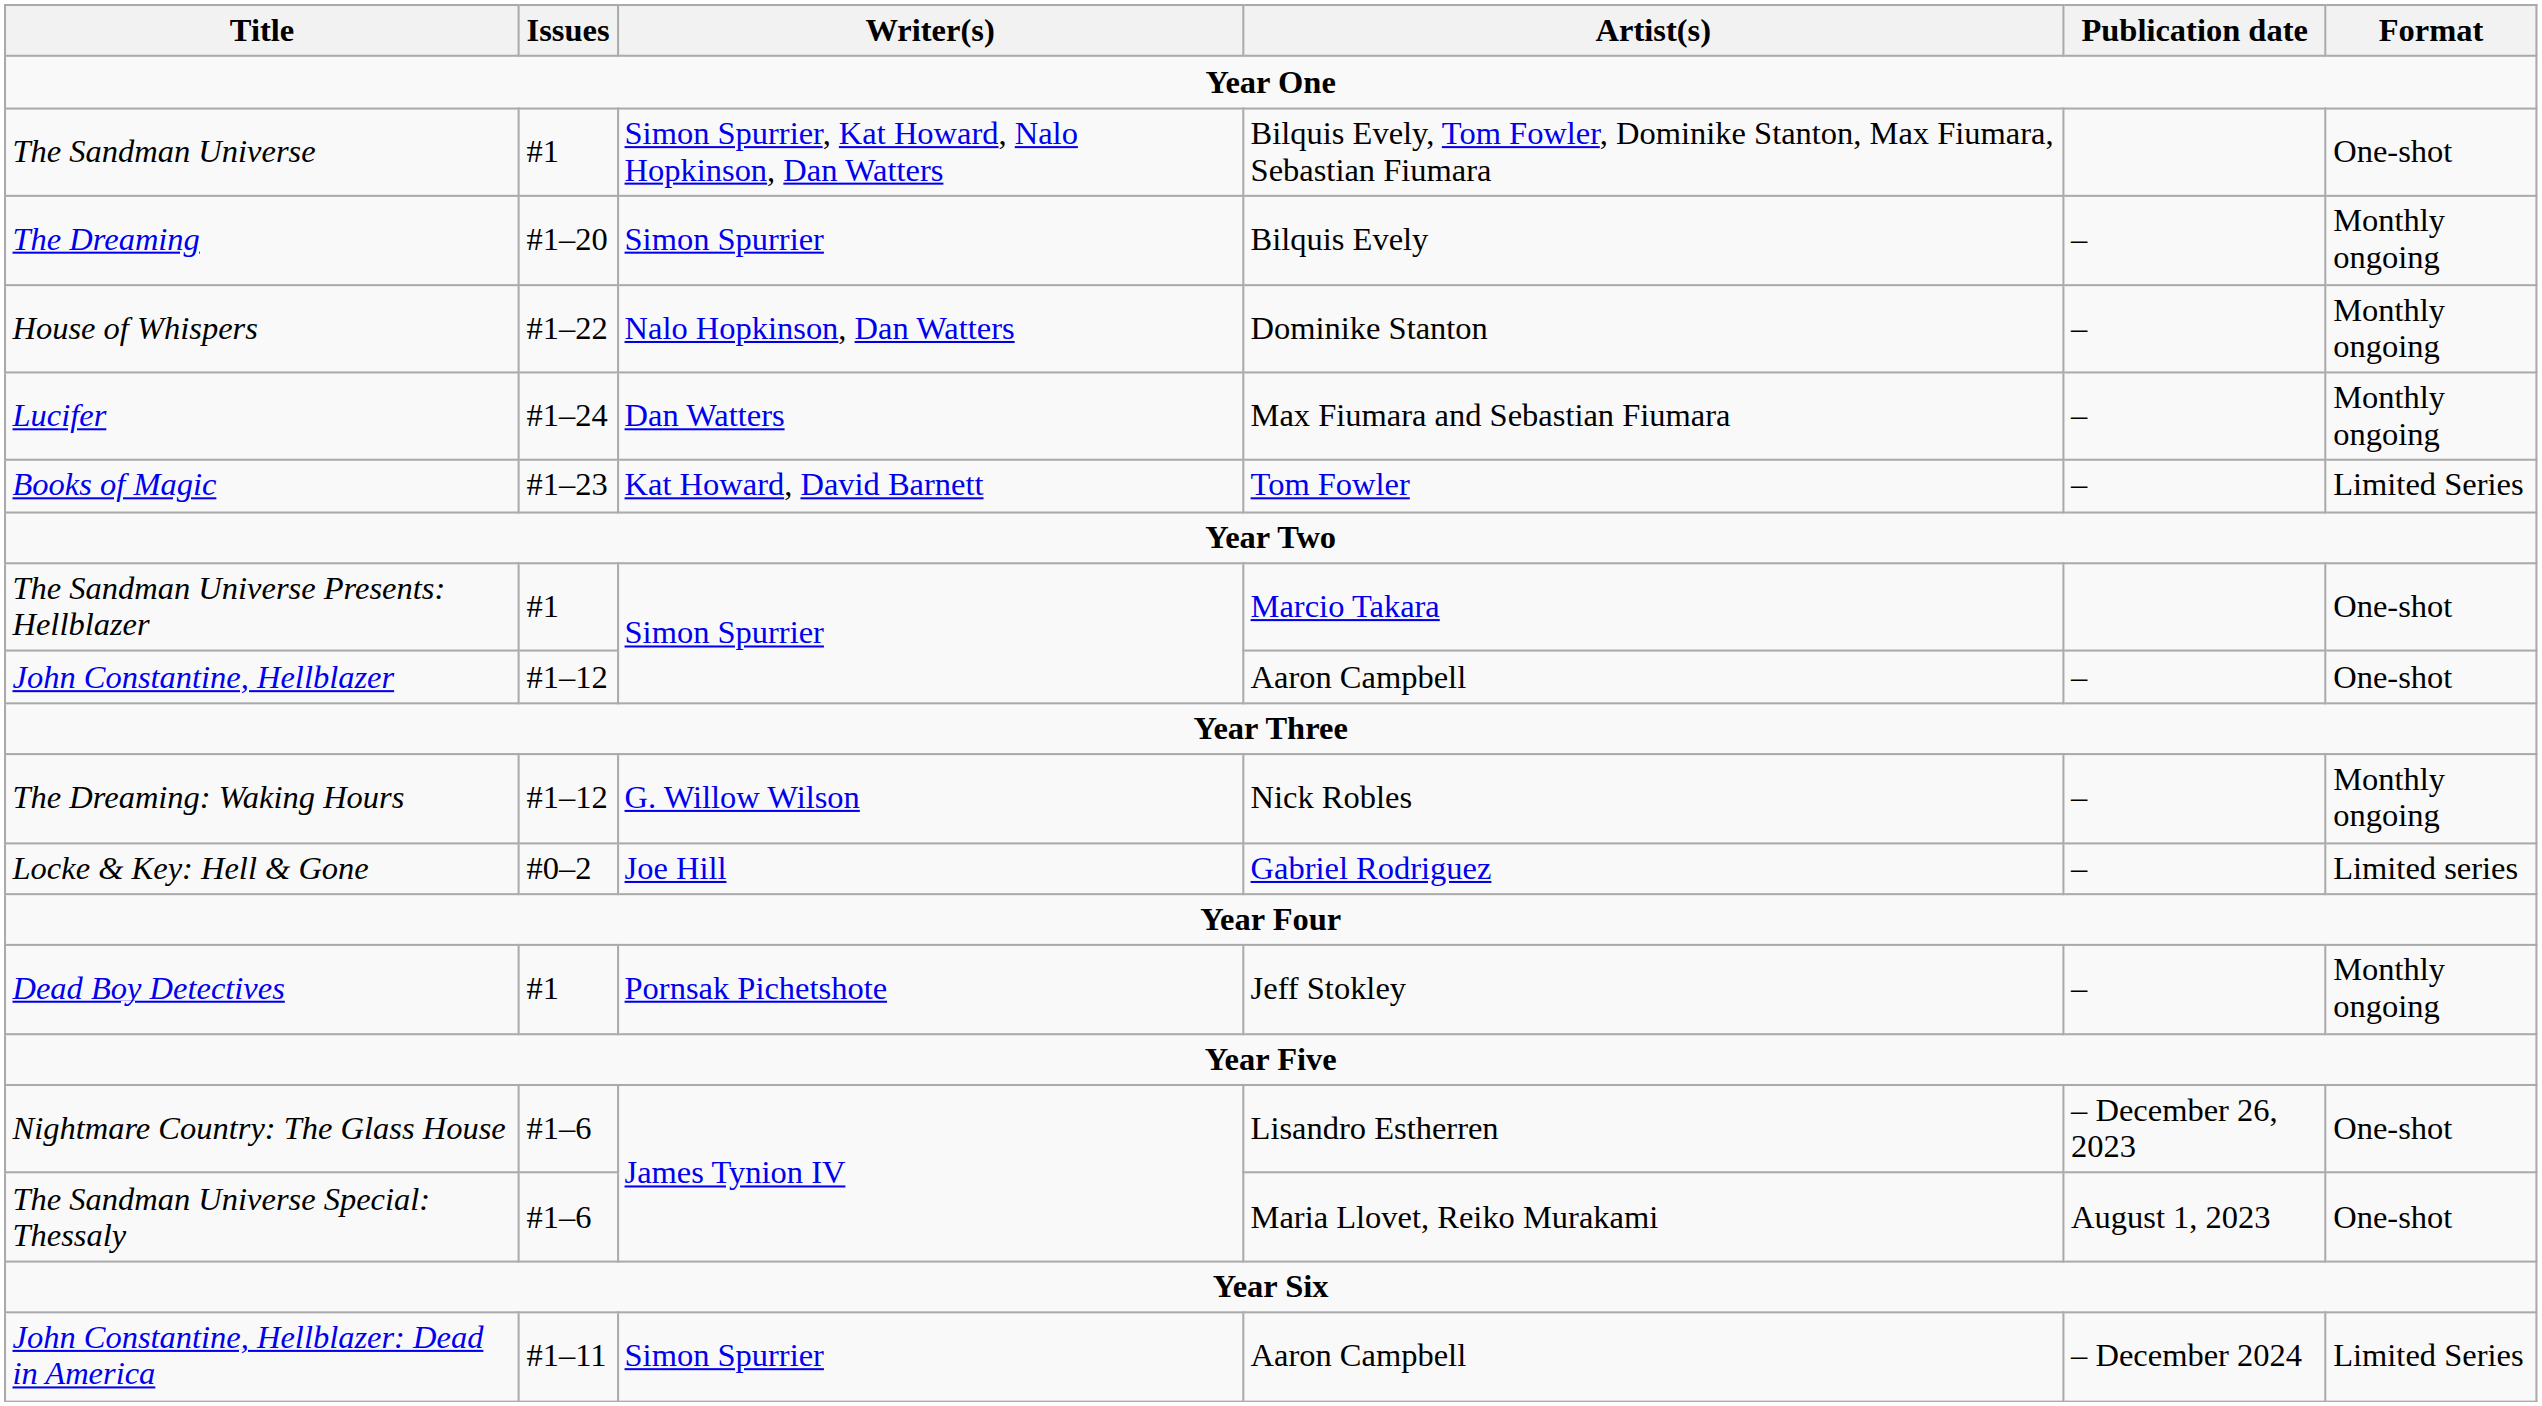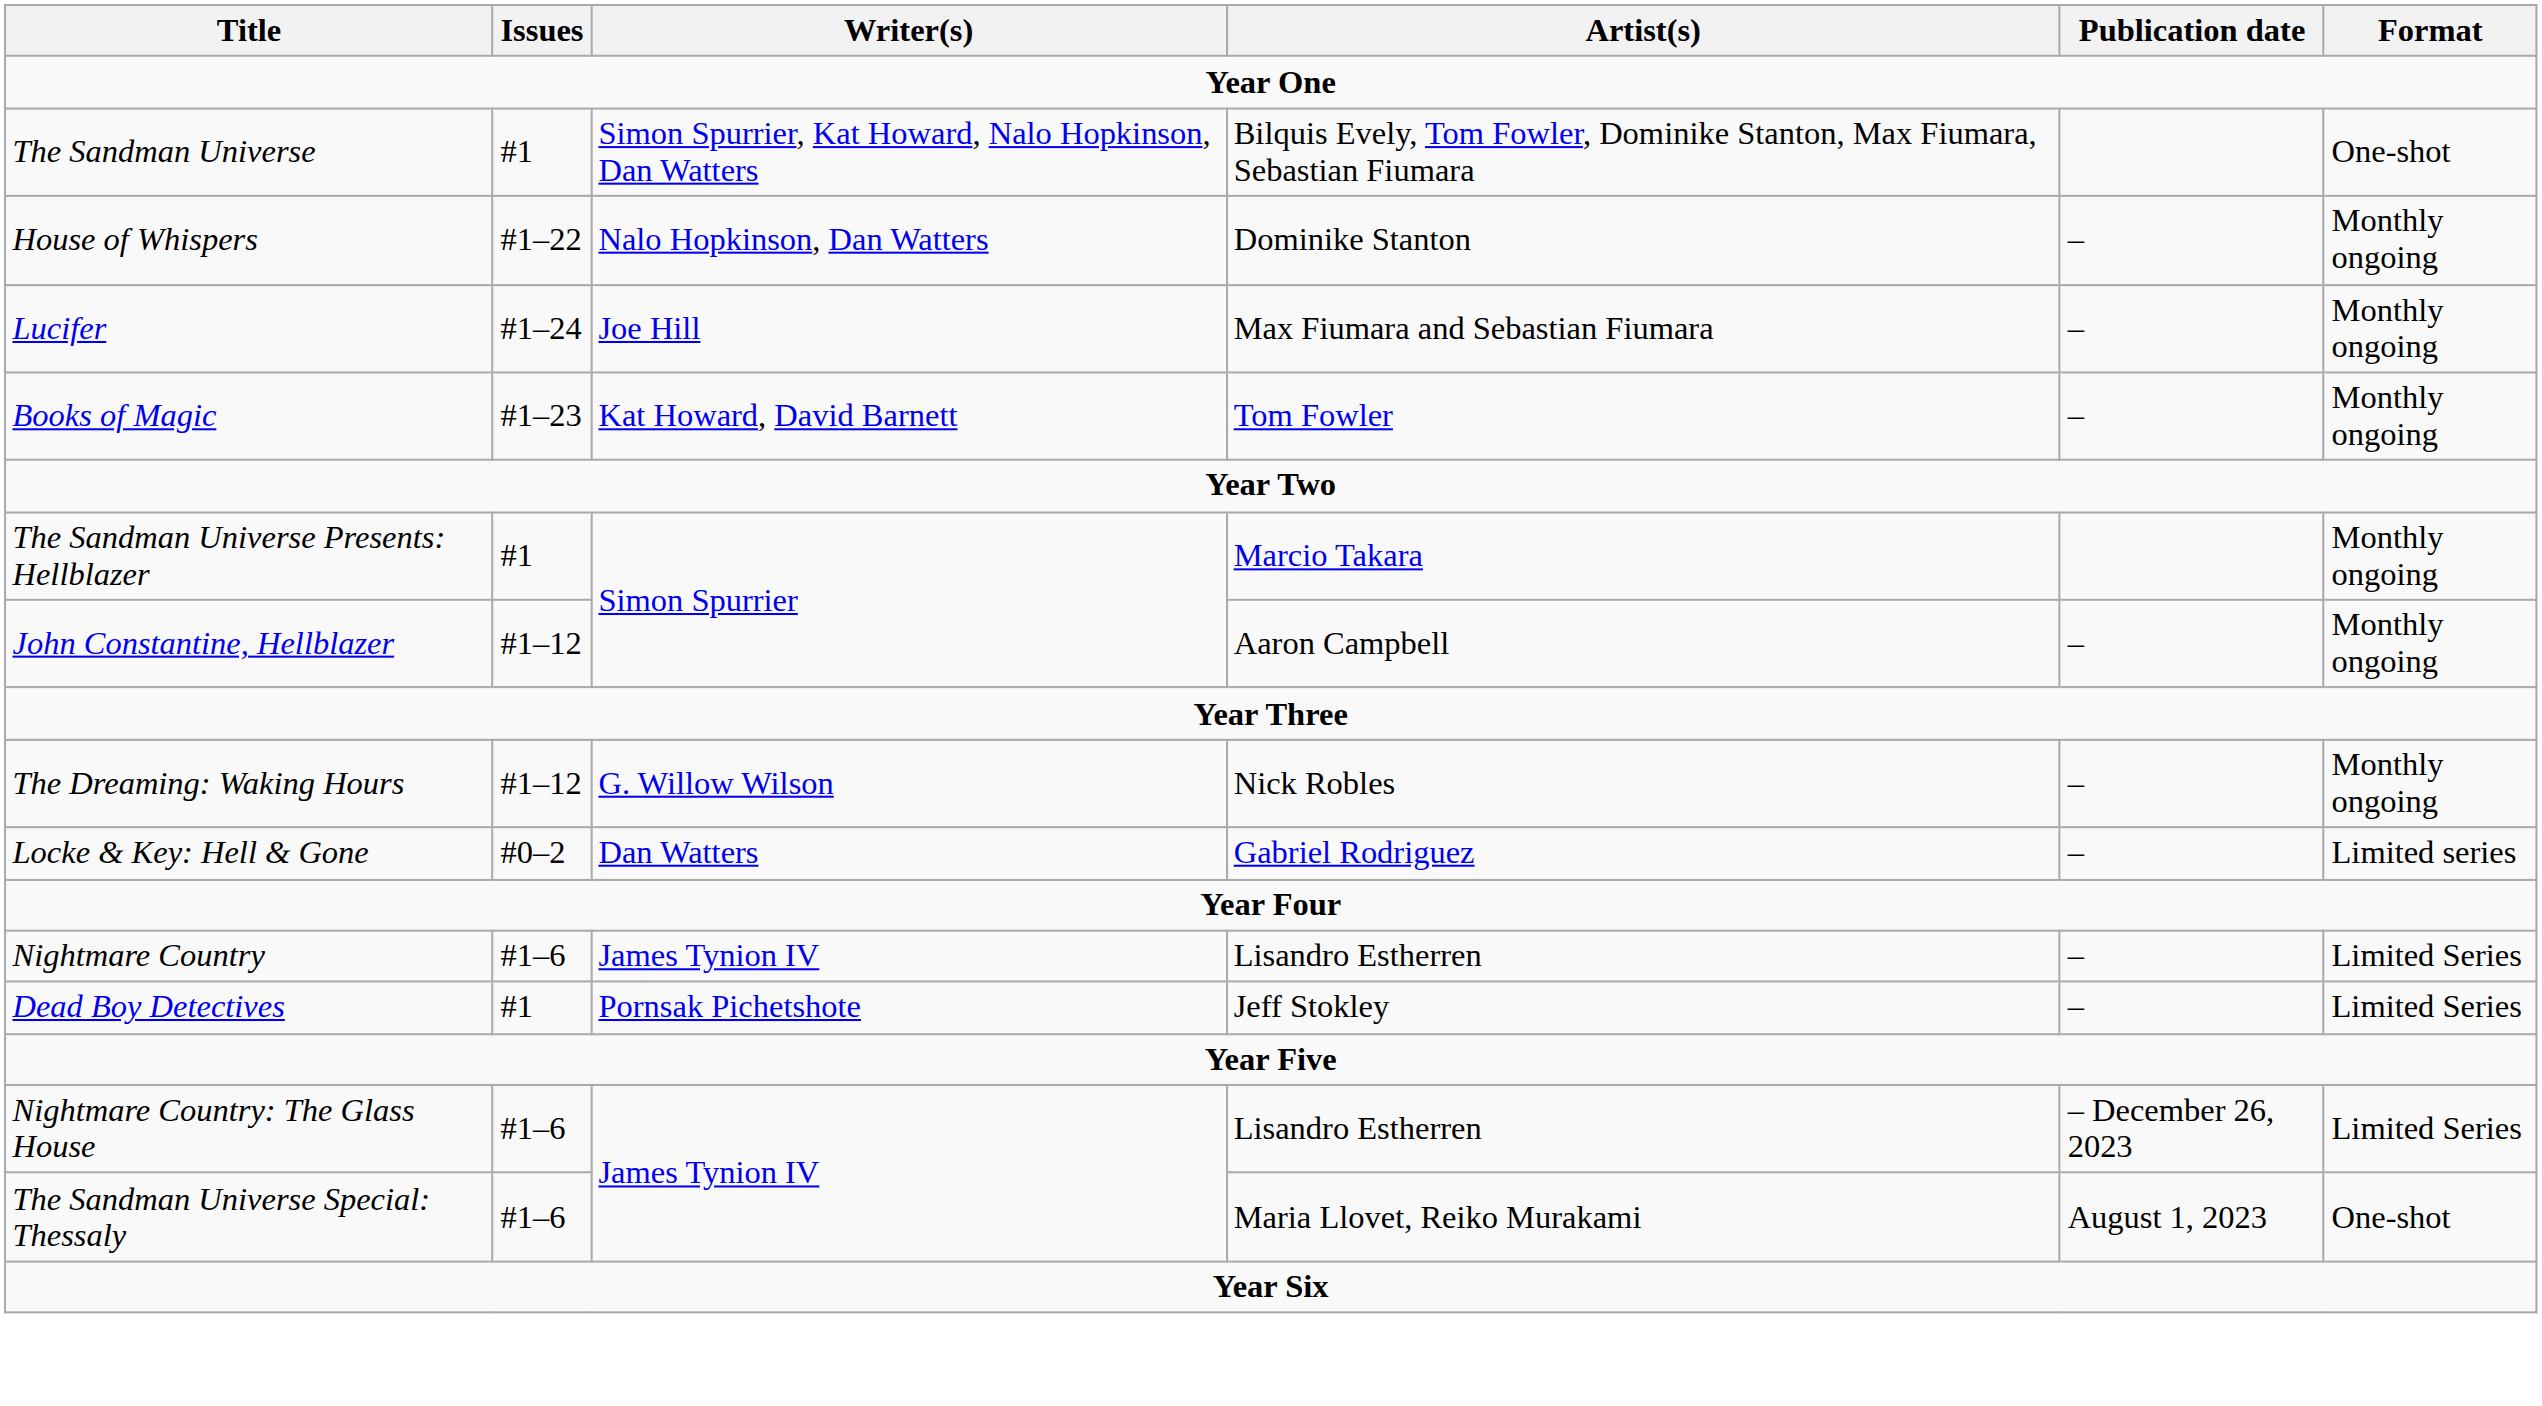- row: (106, 239)
(705, 415) Dan Watters -> (649, 327) Joe Hill
(2428, 485) Limited Series -> (2387, 415) Monthly ongoing
(2393, 606) One-shot -> (2387, 555) Monthly ongoing
(2393, 676) One-shot -> (2387, 643) Monthly ongoing
(676, 867) Joe Hill -> (678, 852) Dan Watters
+ row: (139, 955)
(2389, 988) Monthly ongoing -> (2427, 1007) Limited Series
(2393, 1128) One-shot -> (2427, 1128) Limited Series
- row: (248, 1356)
